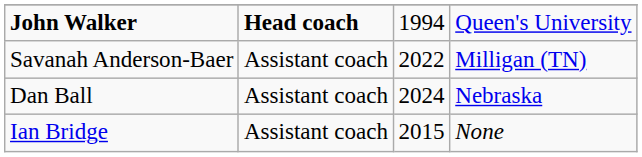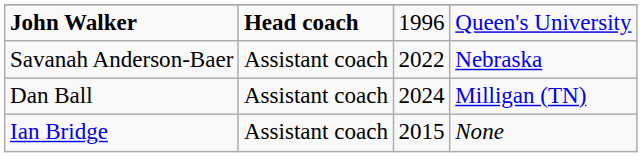(422, 22) 1994 -> (422, 22) 1996
(521, 59) Milligan (TN) -> (499, 59) Nebraska
(499, 95) Nebraska -> (521, 95) Milligan (TN)
